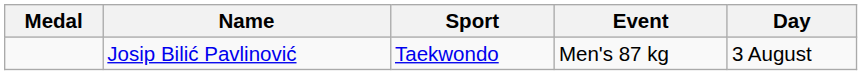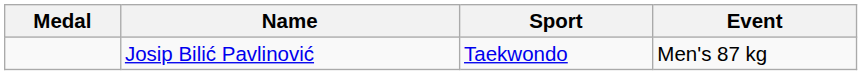- column: (792, 21)
